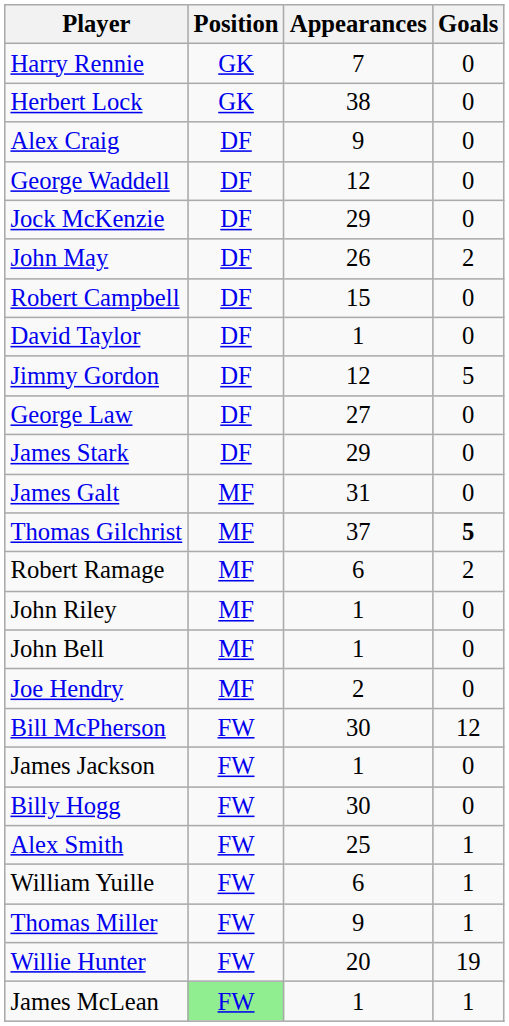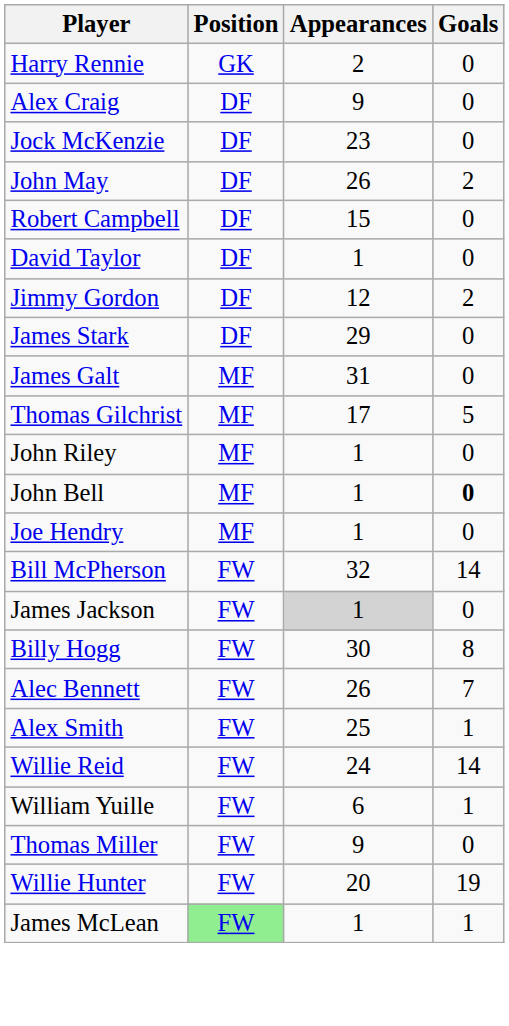(358, 63) 7 -> (358, 63) 2
- row: (76, 102)
- row: (90, 180)
(358, 219) 29 -> (358, 141) 23
(468, 375) 5 -> (468, 297) 2
- row: (71, 414)
(358, 532) 37 -> (358, 414) 17
(468, 532) bold -> (468, 414) normal
- row: (87, 571)
(468, 649) normal -> (468, 492) bold
(358, 688) 2 -> (358, 532) 1
(358, 727) 30 -> (358, 571) 32
(468, 727) 12 -> (468, 571) 14
(358, 766) no background -> (358, 610) lightgrey background
(468, 805) 0 -> (468, 649) 8
+ row: (75, 688)
+ row: (67, 766)
(468, 922) 1 -> (468, 844) 0
